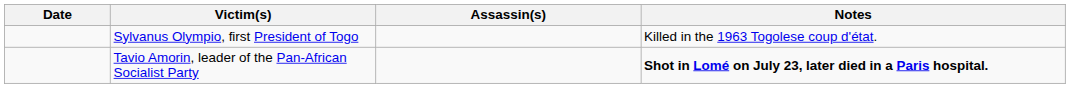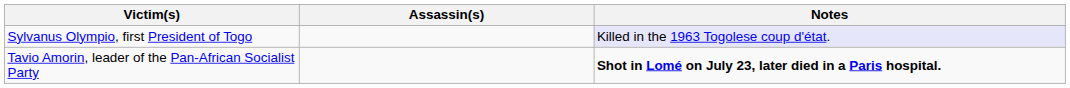- column: (57, 15)
(761, 36) no background -> (714, 36) lavender background
